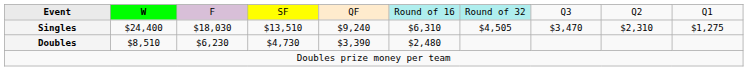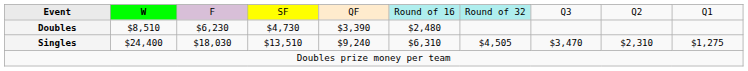rows swapped: (57, 27) <-> (57, 42)
